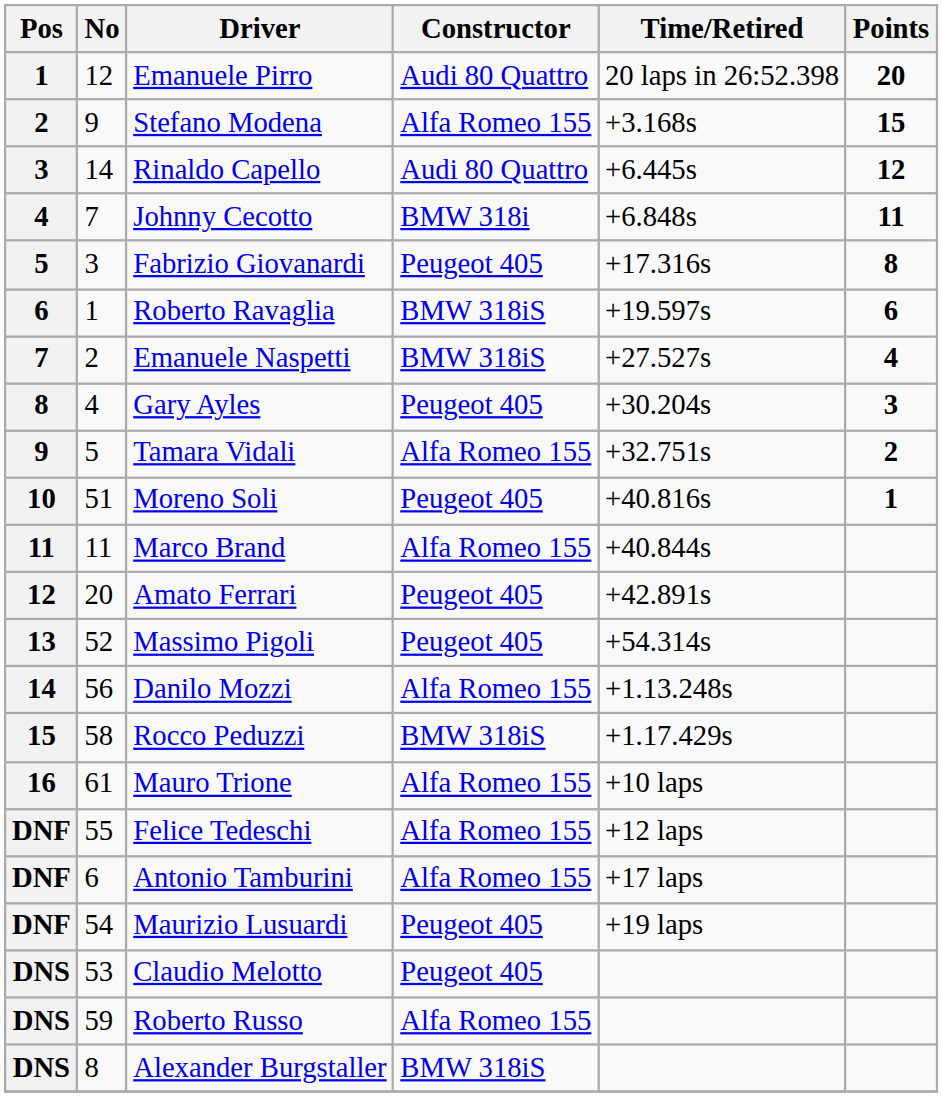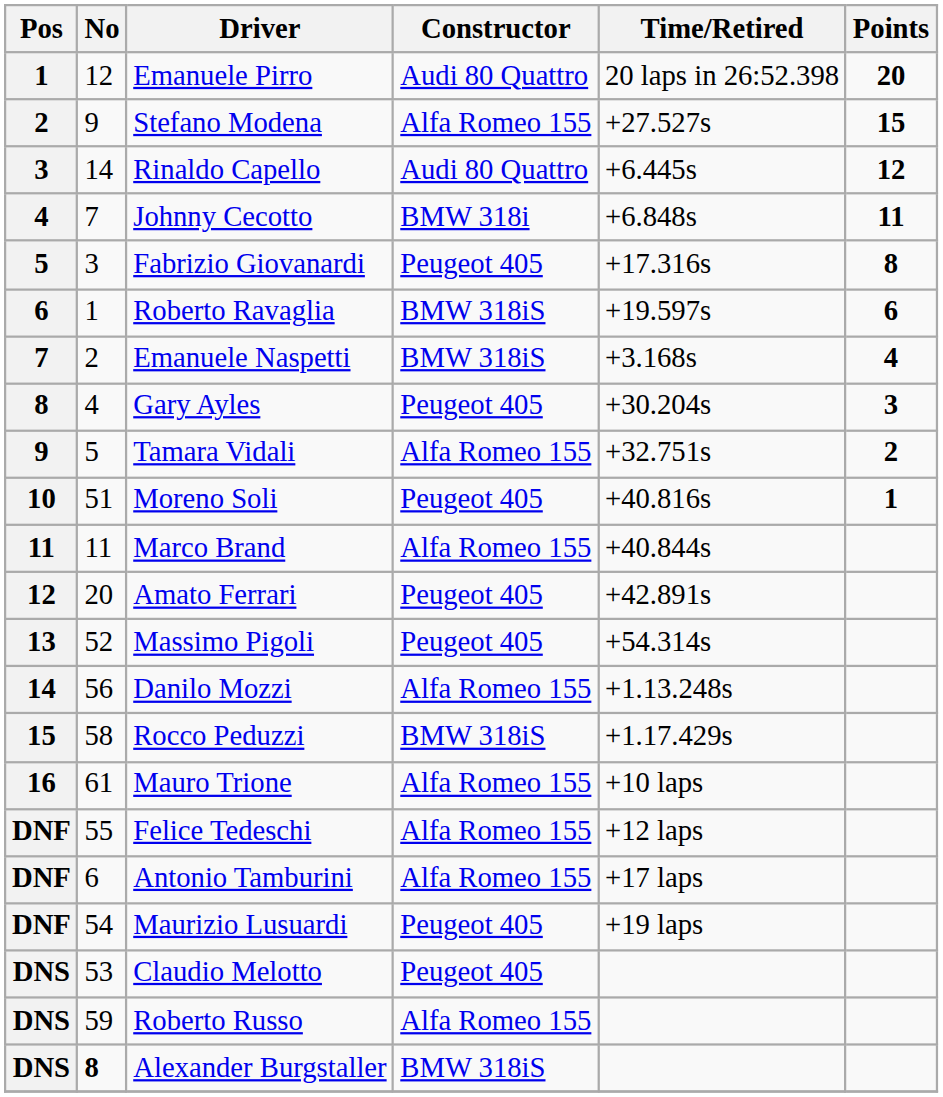(651, 122) +3.168s -> (658, 122) +27.527s
(658, 358) +27.527s -> (651, 358) +3.168s
(92, 1067) normal -> (92, 1067) bold
